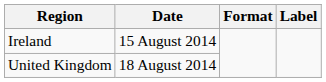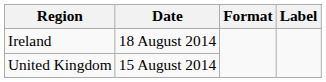(167, 41) 15 August 2014 -> (167, 41) 18 August 2014
(167, 65) 18 August 2014 -> (167, 65) 15 August 2014
